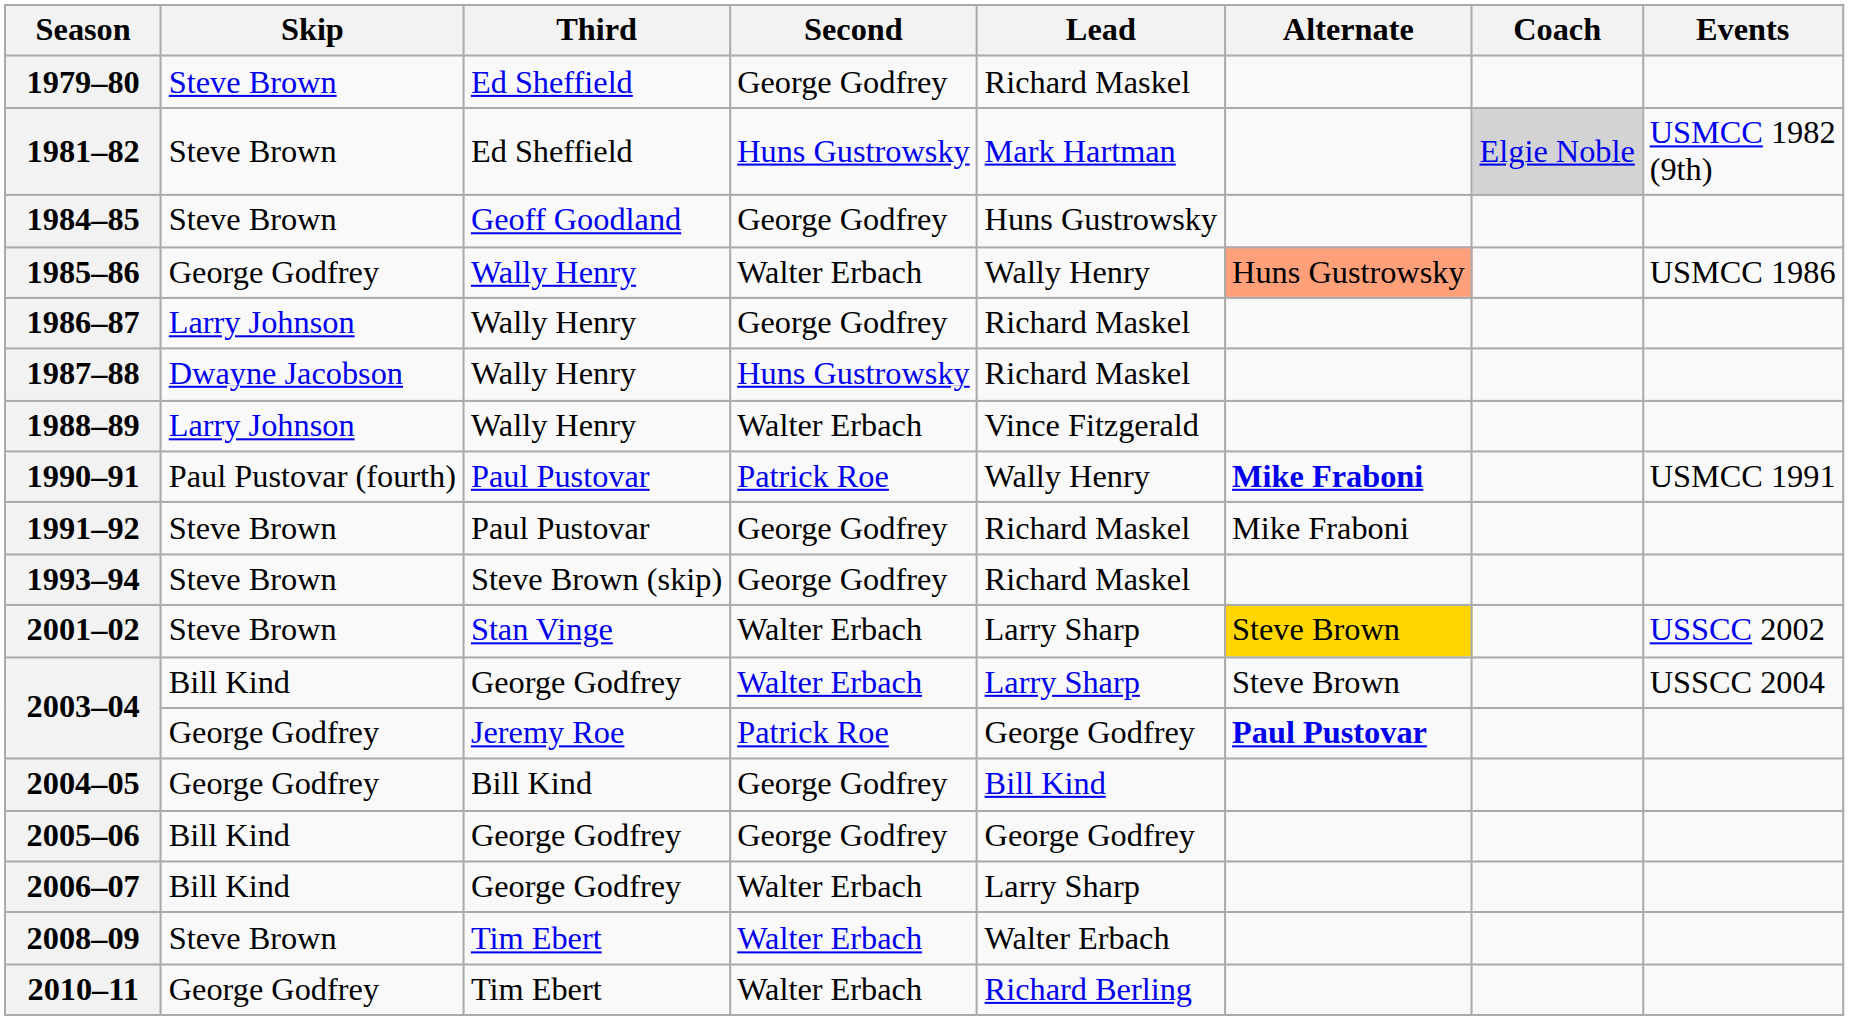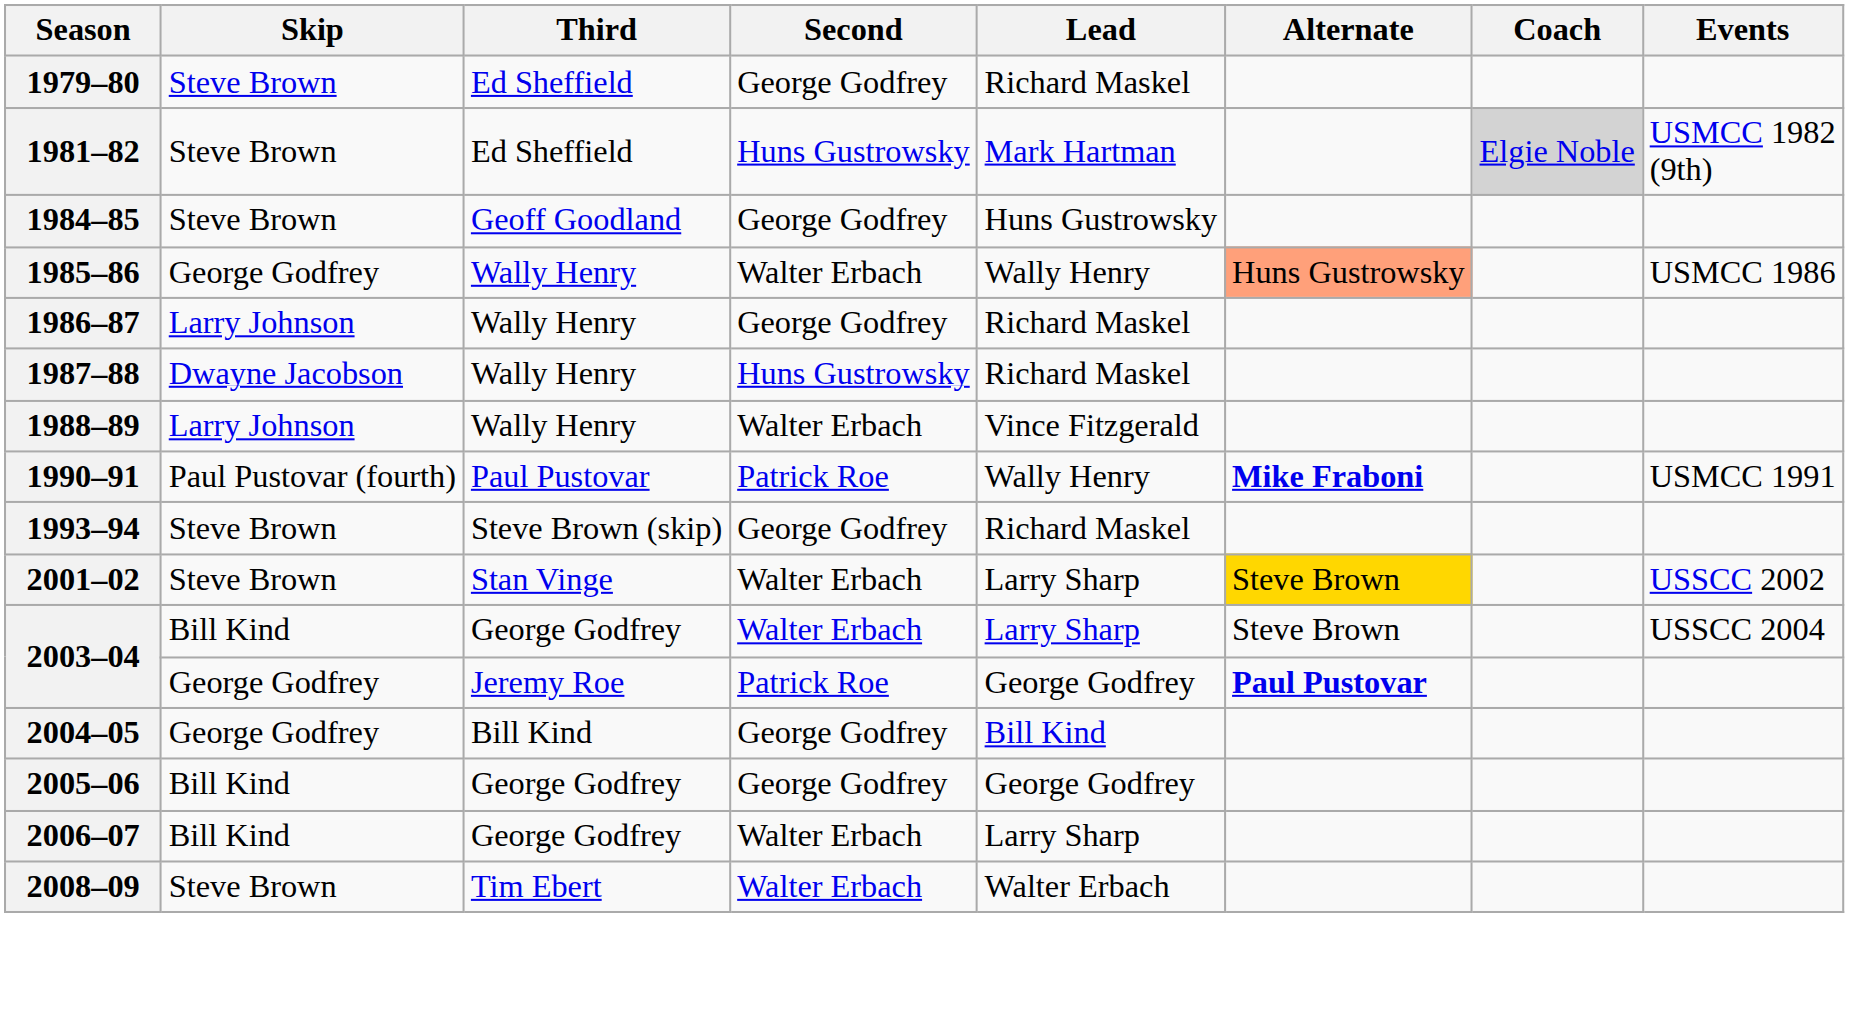- row: (83, 527)
- row: (83, 989)
